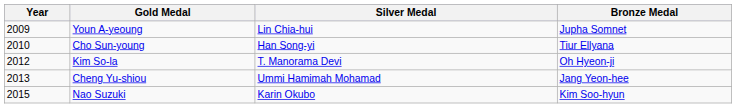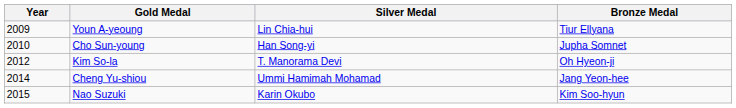(593, 29) Jupha Somnet -> (587, 29) Tiur Ellyana
(587, 46) Tiur Ellyana -> (593, 46) Jupha Somnet
(18, 78) 2013 -> (18, 78) 2014
